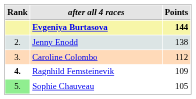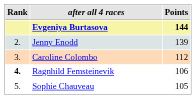(182, 42) 138 -> (182, 42) 139
(182, 72) 109 -> (182, 72) 106
(17, 86) lightgreen background -> (17, 86) no background
